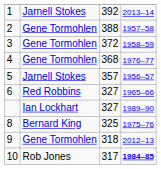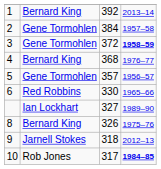(54, 12) Jarnell Stokes -> (52, 12) Bernard King
(110, 28) 388 -> (110, 28) 384
(138, 44) normal -> (138, 44) bold
(60, 60) Gene Tormohlen -> (52, 60) Bernard King
(54, 76) Jarnell Stokes -> (60, 76) Gene Tormohlen
(110, 92) 327 -> (110, 92) 330
(110, 124) 325 -> (110, 124) 326
(60, 140) Gene Tormohlen -> (54, 140) Jarnell Stokes
